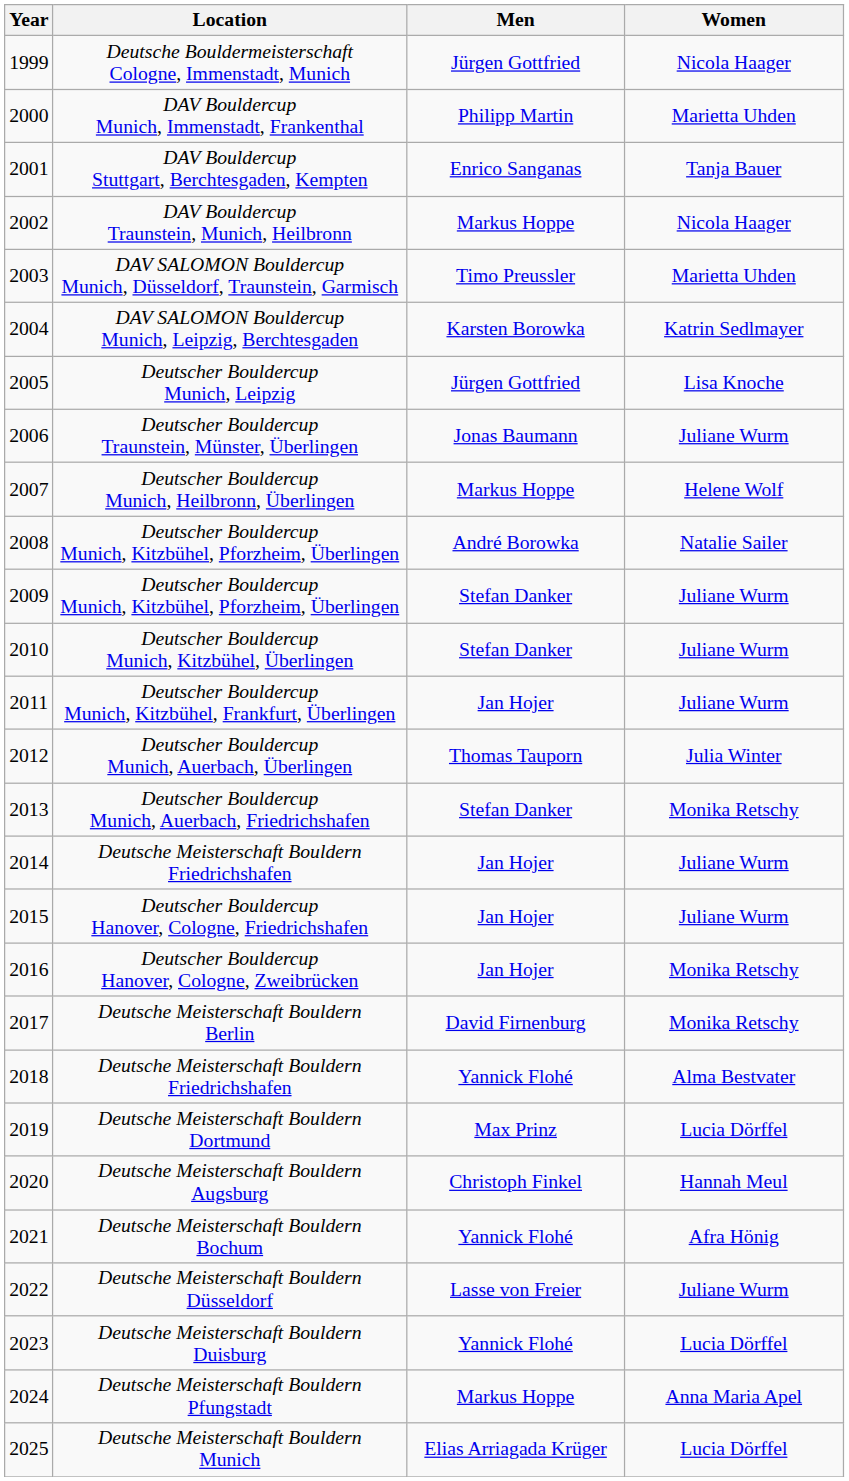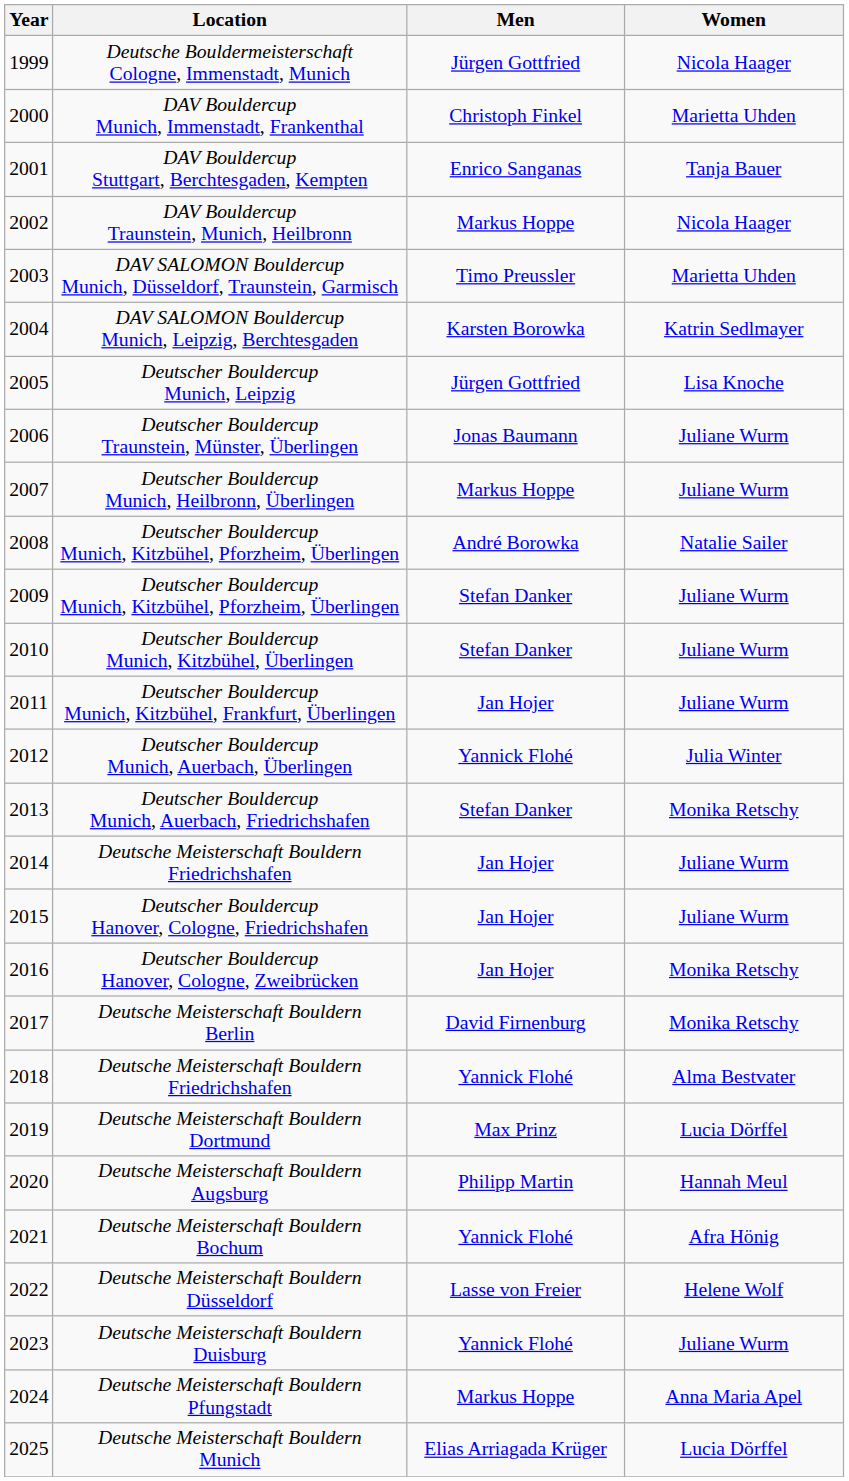(516, 115) Philipp Martin -> (516, 115) Christoph Finkel
(734, 489) Helene Wolf -> (734, 489) Juliane Wurm
(516, 755) Thomas Tauporn -> (516, 755) Yannick Flohé
(516, 1182) Christoph Finkel -> (516, 1182) Philipp Martin
(734, 1289) Juliane Wurm -> (734, 1289) Helene Wolf
(734, 1342) Lucia Dörffel -> (734, 1342) Juliane Wurm
